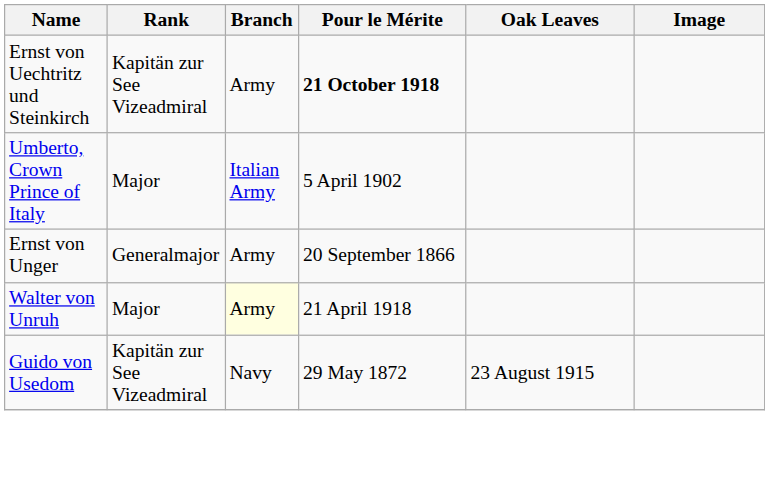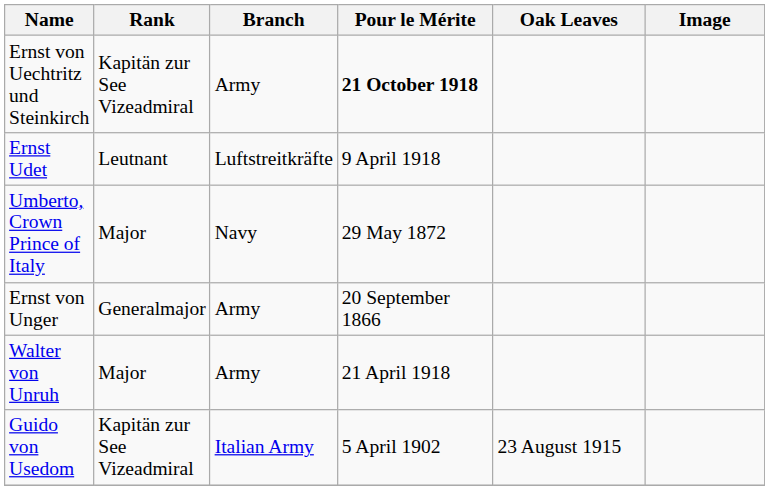+ row: (30, 158)
(254, 180) Italian Army -> (236, 233) Navy
(352, 180) 5 April 1902 -> (394, 233) 29 May 1872
(252, 308) lightyellow background -> (237, 372) no background
(251, 372) Navy -> (264, 447) Italian Army
(355, 372) 29 May 1872 -> (391, 447) 5 April 1902
